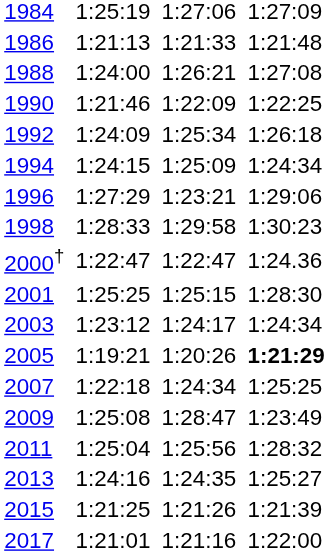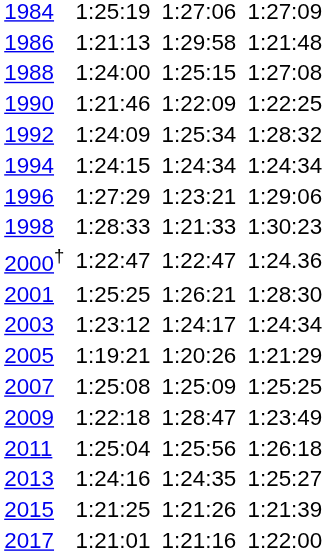(199, 42) 1:21:33 -> (199, 42) 1:29:58
(199, 73) 1:26:21 -> (199, 73) 1:25:15
(285, 134) 1:26:18 -> (285, 134) 1:28:32
(199, 165) 1:25:09 -> (199, 165) 1:24:34
(199, 227) 1:29:58 -> (199, 227) 1:21:33
(199, 294) 1:25:15 -> (199, 294) 1:26:21
(286, 356) bold -> (285, 356) normal
(113, 387) 1:22:18 -> (113, 387) 1:25:08
(199, 387) 1:24:34 -> (199, 387) 1:25:09
(113, 418) 1:25:08 -> (113, 418) 1:22:18
(285, 448) 1:28:32 -> (285, 448) 1:26:18
